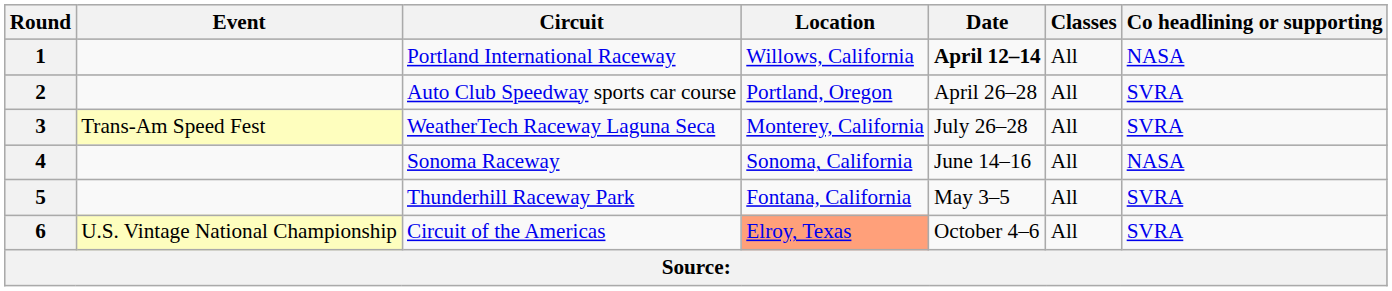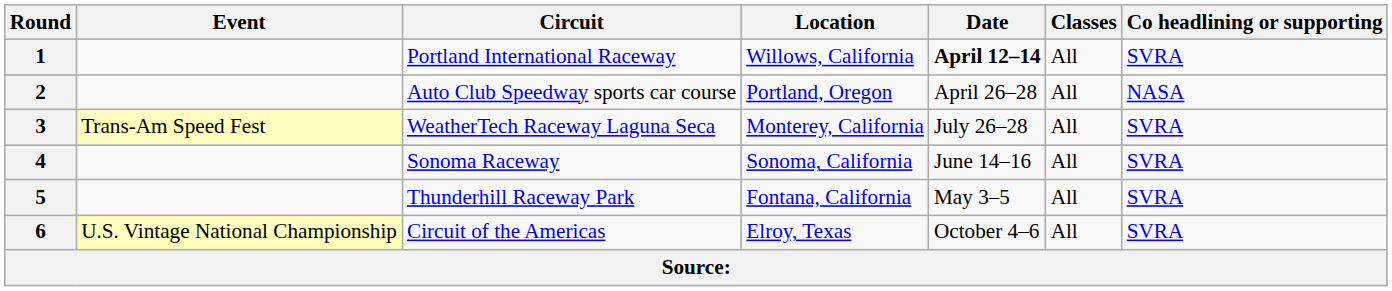(1156, 56) NASA -> (1155, 56) SVRA
(1155, 91) SVRA -> (1156, 91) NASA
(1156, 161) NASA -> (1155, 161) SVRA
(799, 231) lightsalmon background -> (799, 231) no background
